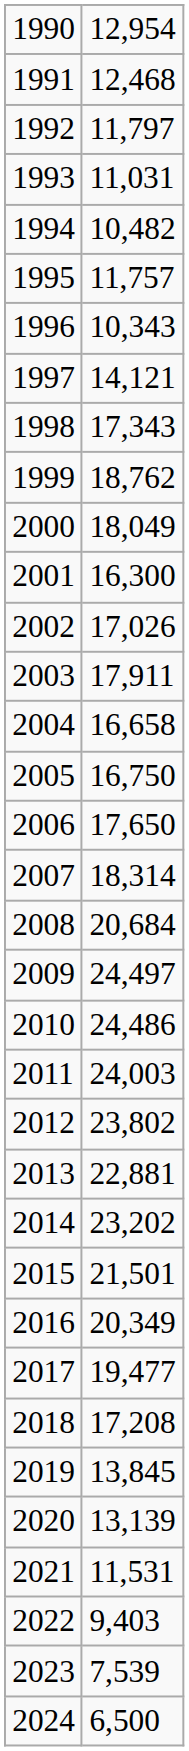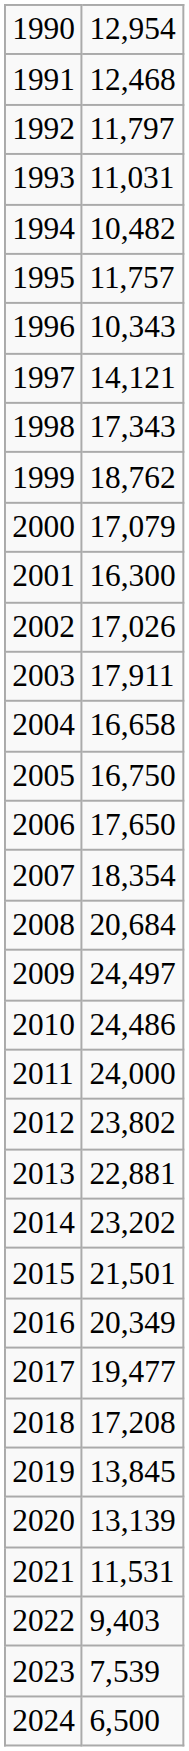(133, 526) 18,049 -> (133, 526) 17,079
(133, 874) 18,314 -> (133, 874) 18,354
(133, 1073) 24,003 -> (133, 1073) 24,000
